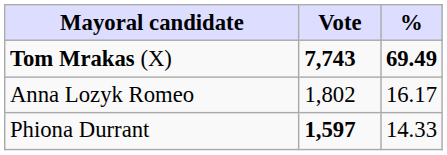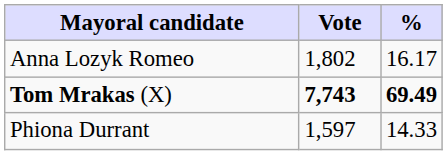rows swapped: (91, 58) <-> (102, 94)
(330, 130) bold -> (330, 130) normal
